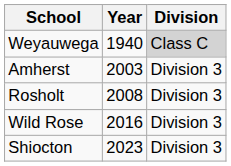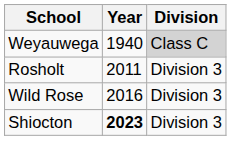- row: (39, 69)
(125, 95) 2008 -> (124, 69) 2011
(125, 148) normal -> (125, 122) bold
